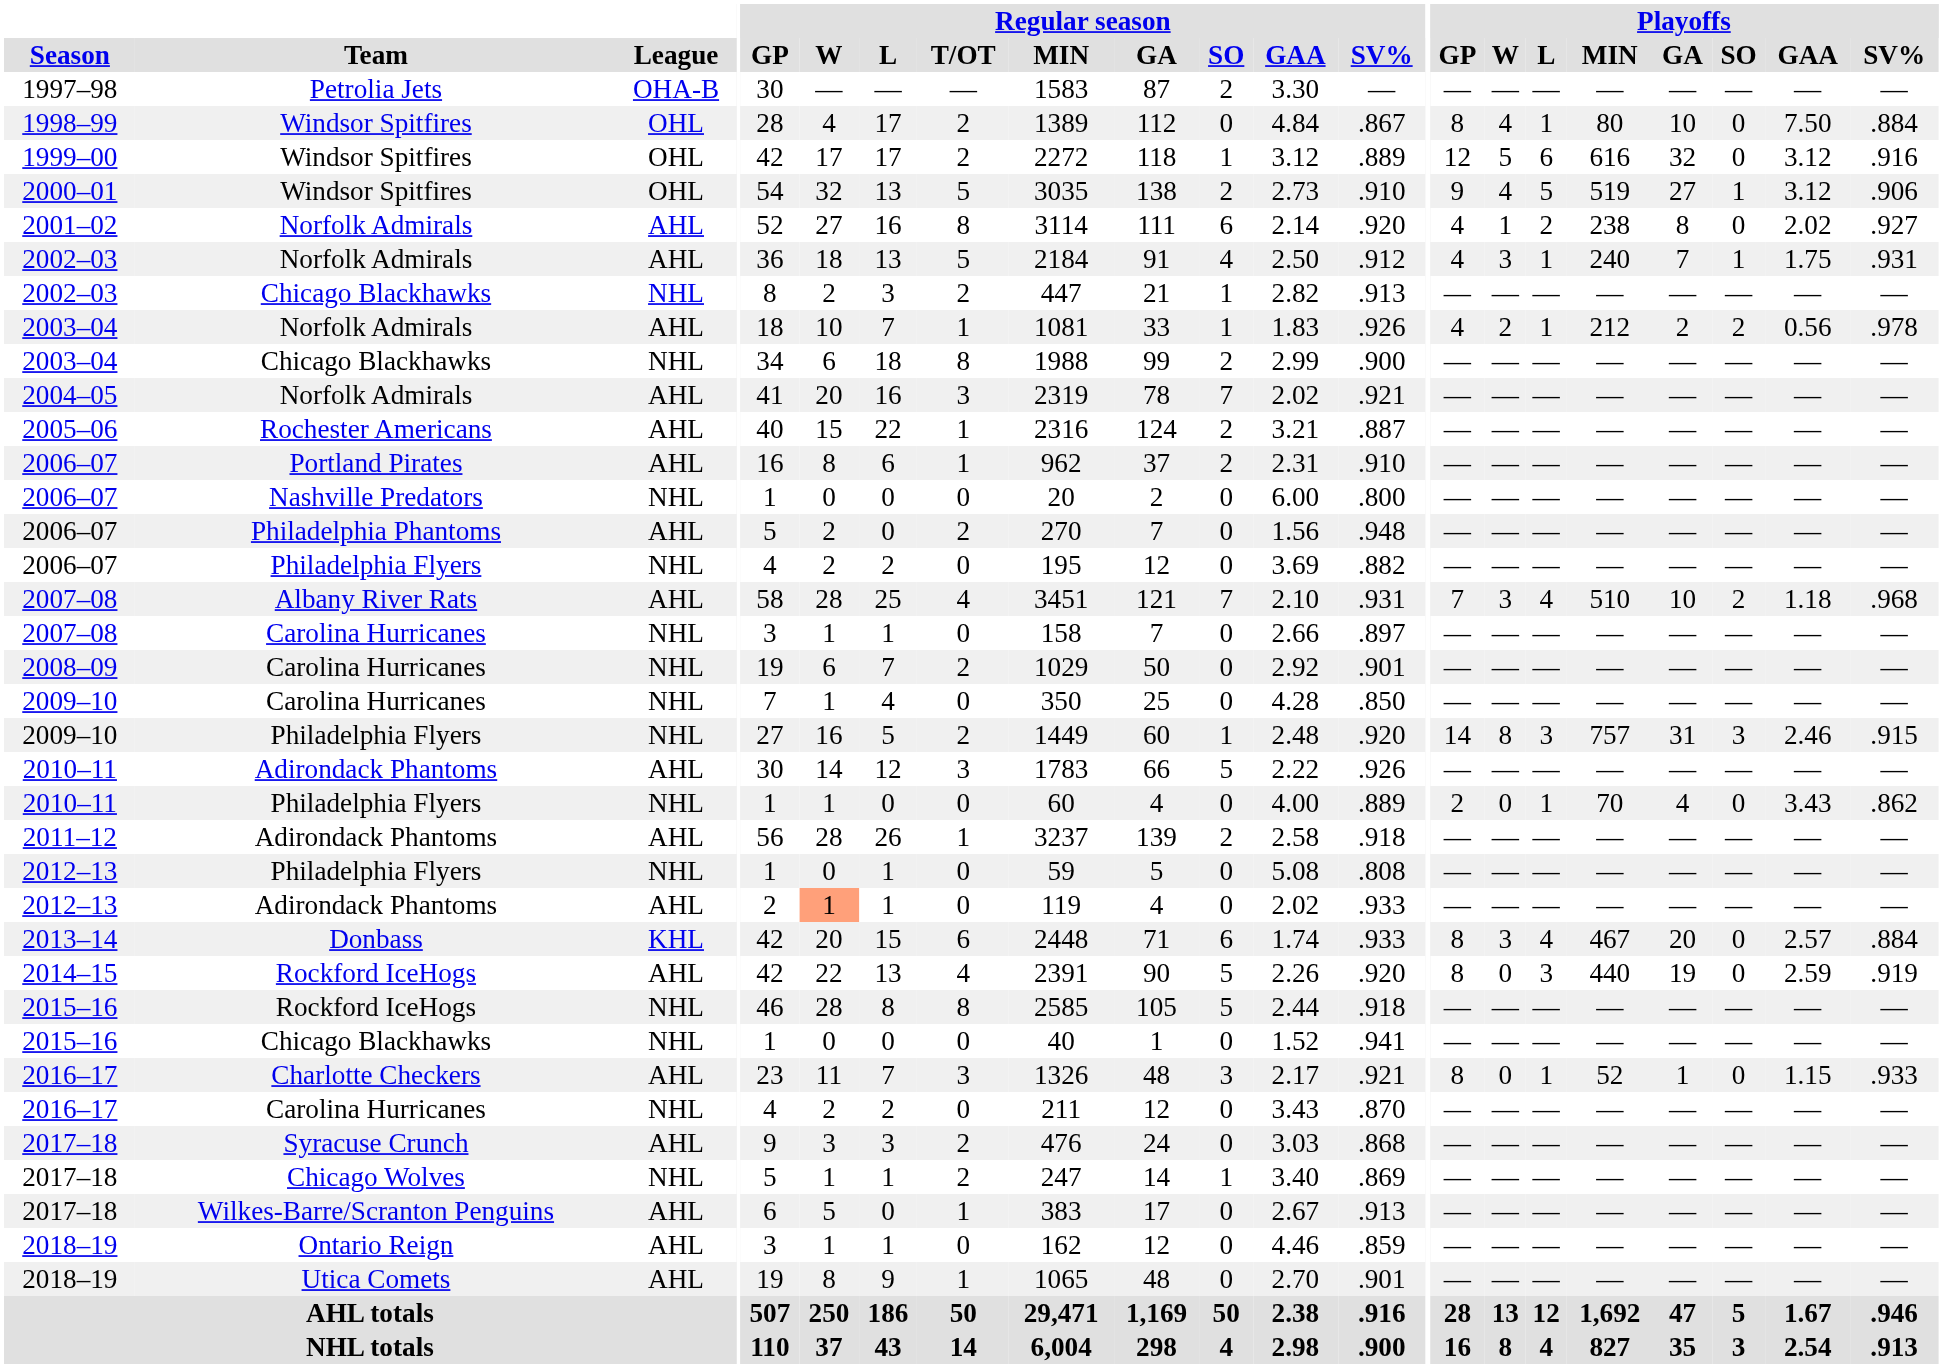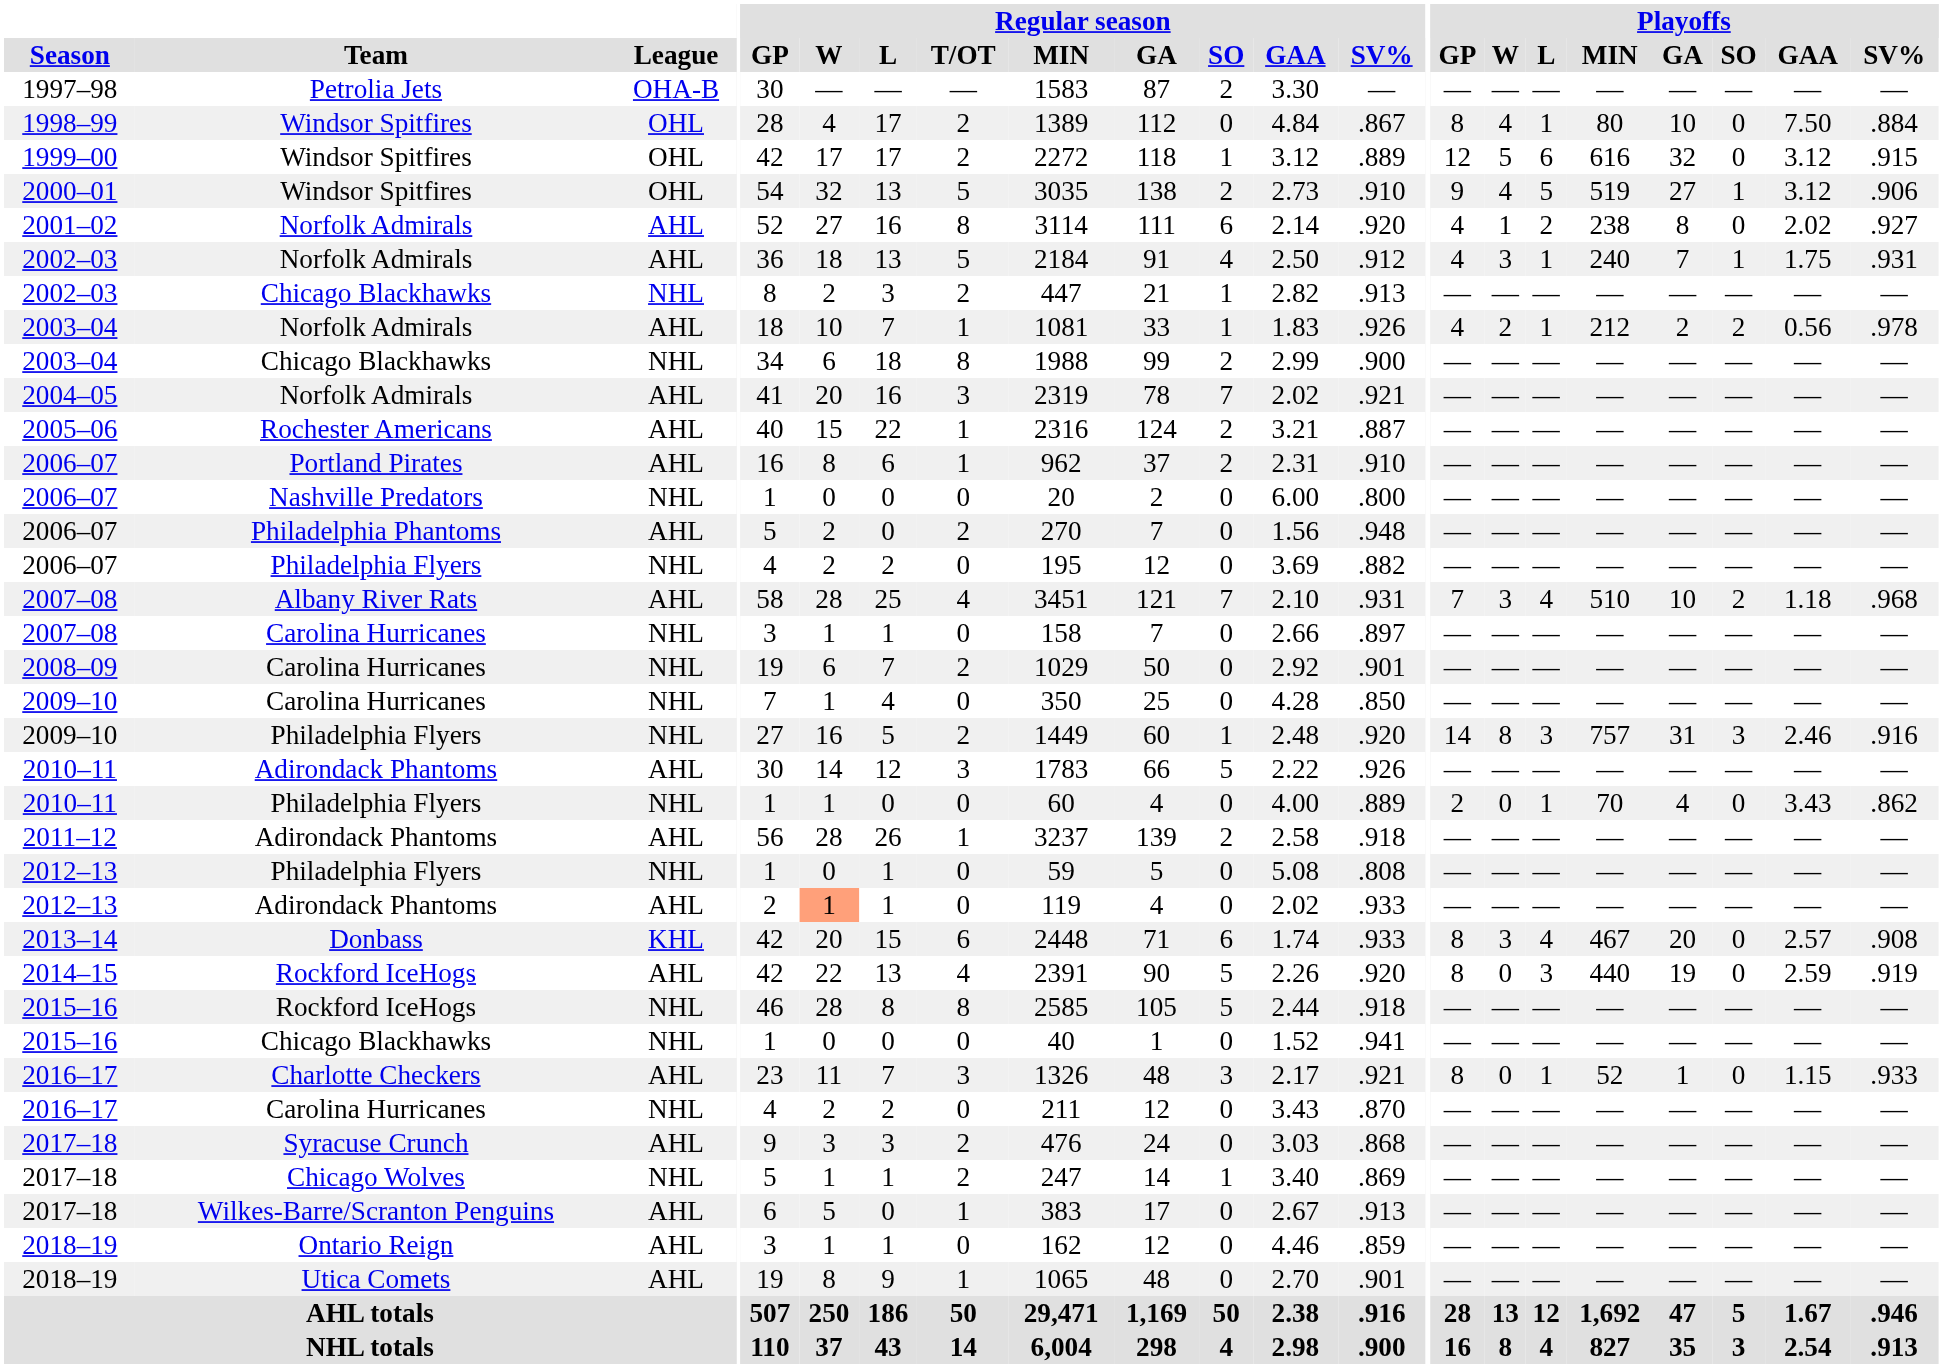(1894, 156) .916 -> (1894, 156) .915
(1894, 734) .915 -> (1894, 734) .916
(1894, 938) .884 -> (1894, 938) .908
